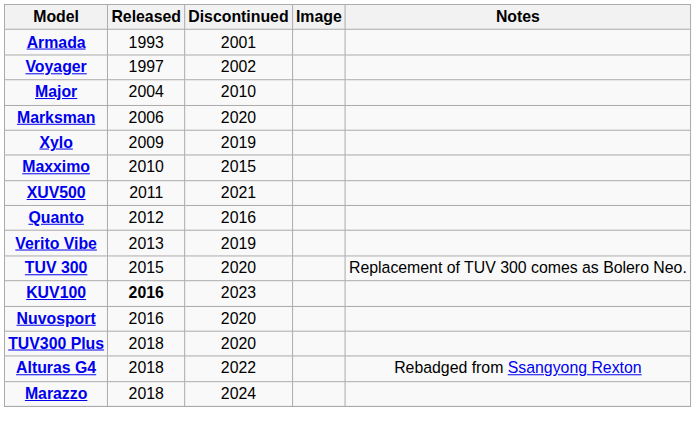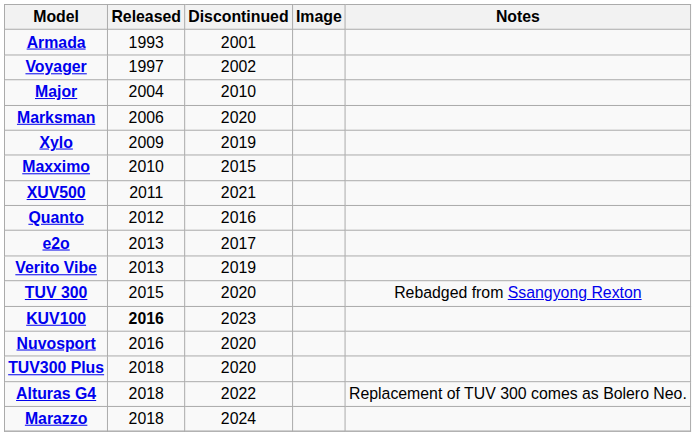+ row: (56, 243)
(518, 268) Replacement of TUV 300 comes as Bolero Neo. -> (518, 293) Rebadged from Ssangyong Rexton
(518, 368) Rebadged from Ssangyong Rexton -> (518, 393) Replacement of TUV 300 comes as Bolero Neo.
